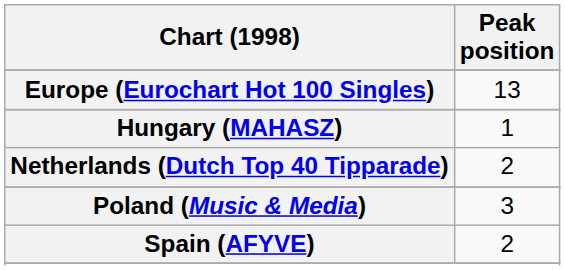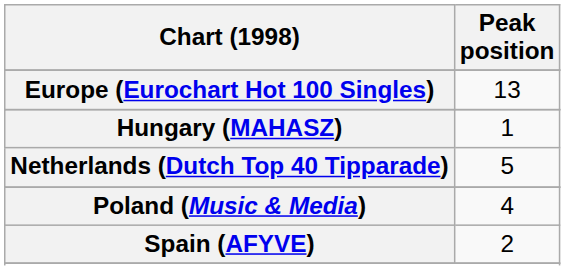(507, 166) 2 -> (507, 166) 5
(507, 205) 3 -> (507, 205) 4
